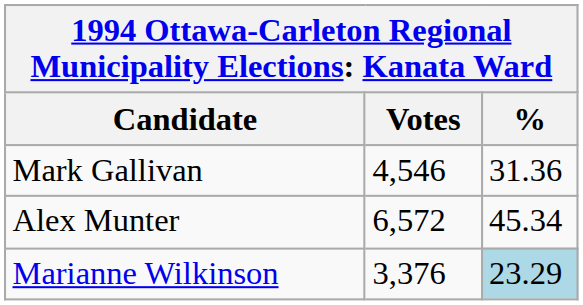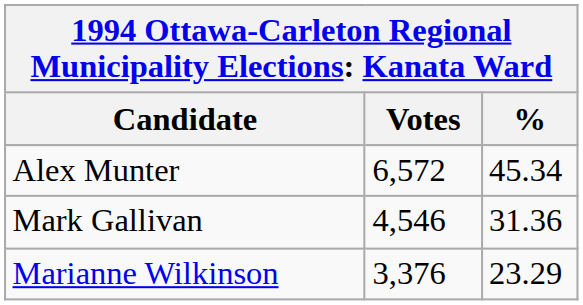rows swapped: (96, 221) <-> (108, 169)
(526, 272) lightblue background -> (526, 272) no background
